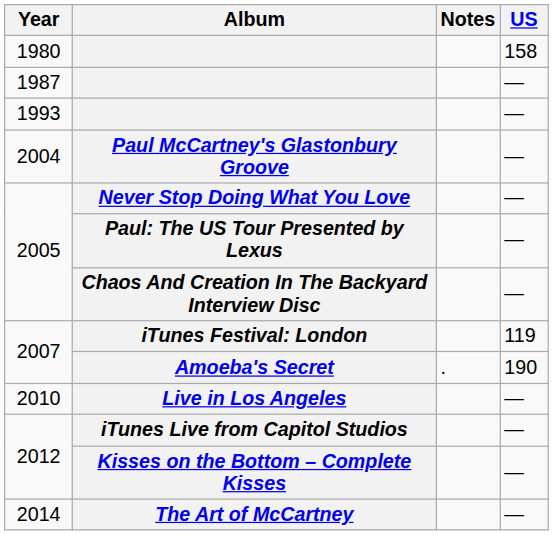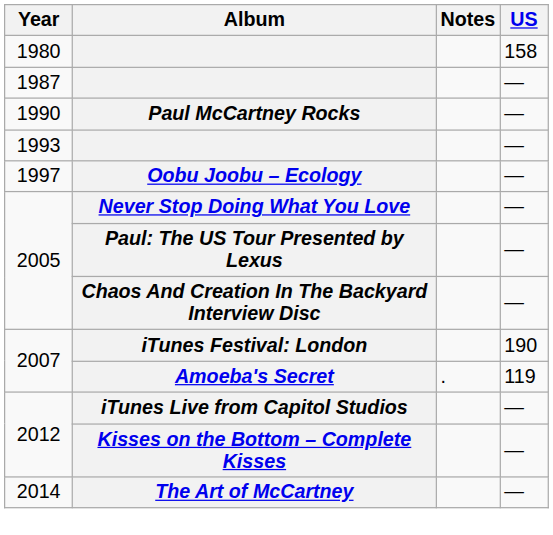+ row: (39, 113)
+ row: (39, 176)
- row: (39, 156)
(520, 336) 119 -> (521, 345) 190
(521, 367) 190 -> (520, 376) 119
- row: (39, 398)
